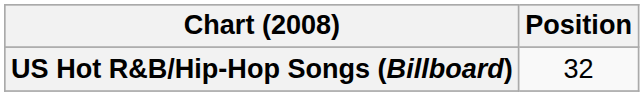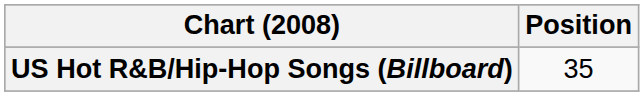(579, 68) 32 -> (579, 68) 35
